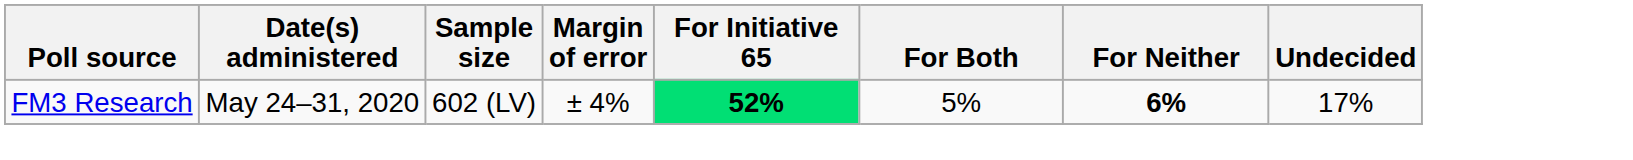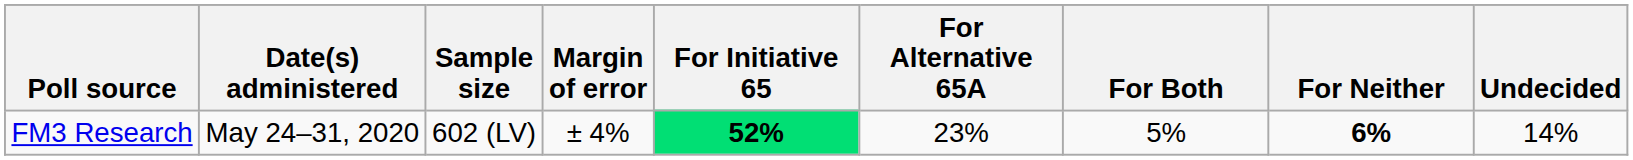+ column: (961, 58)
(1346, 102) 17% -> (1551, 132) 14%
